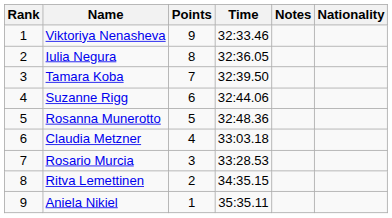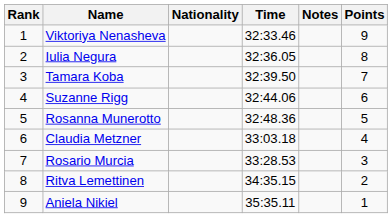columns swapped: (351, 14) <-> (192, 14)
